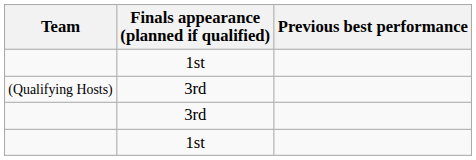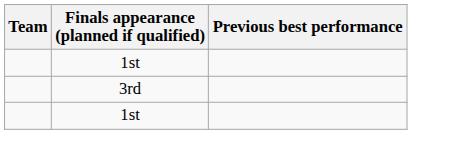- row: (61, 90)
